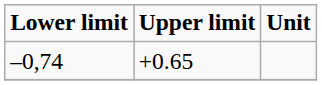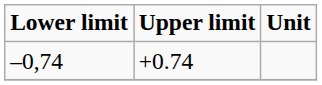(166, 60) +0.65 -> (166, 60) +0.74
